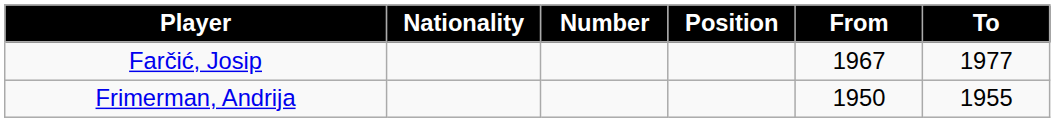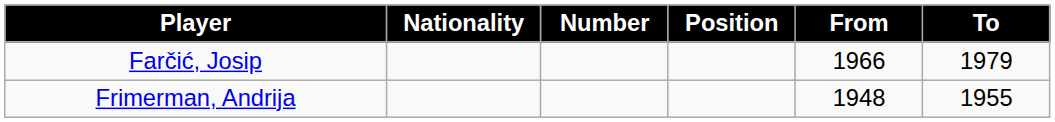(859, 60) 1967 -> (859, 60) 1966
(986, 60) 1977 -> (986, 60) 1979
(859, 98) 1950 -> (859, 98) 1948
